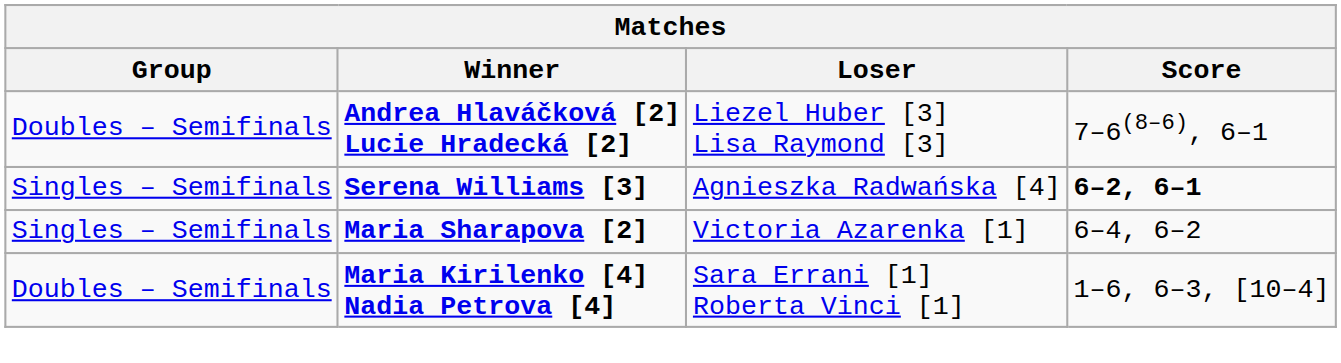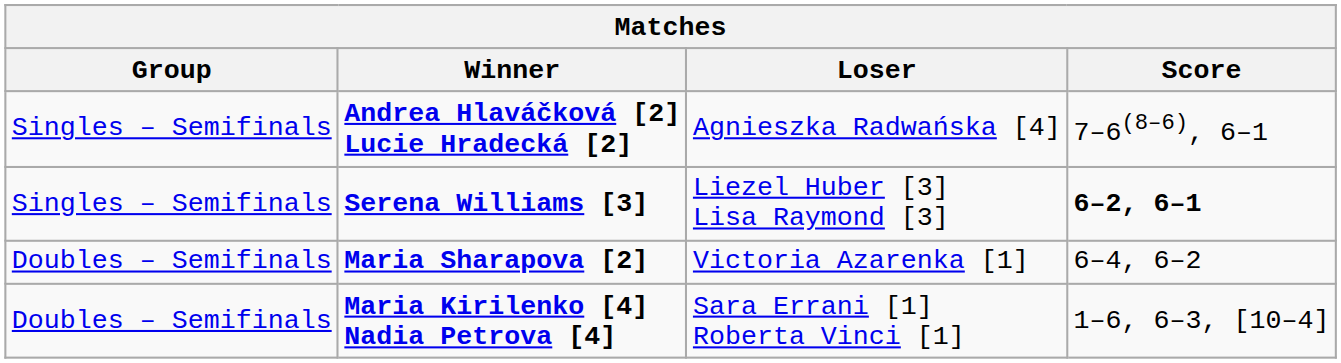(172, 129) Doubles – Semifinals -> (172, 129) Singles – Semifinals
(821, 129) Liezel Huber [3] Lisa Raymond [3] -> (877, 129) Agnieszka Radwańska [4]
(877, 188) Agnieszka Radwańska [4] -> (821, 203) Liezel Huber [3] Lisa Raymond [3]
(172, 231) Singles – Semifinals -> (172, 262) Doubles – Semifinals
